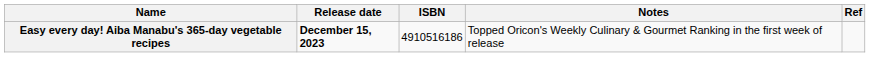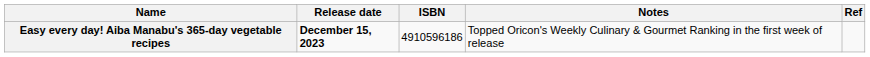(432, 36) 4910516186 -> (432, 36) 4910596186
